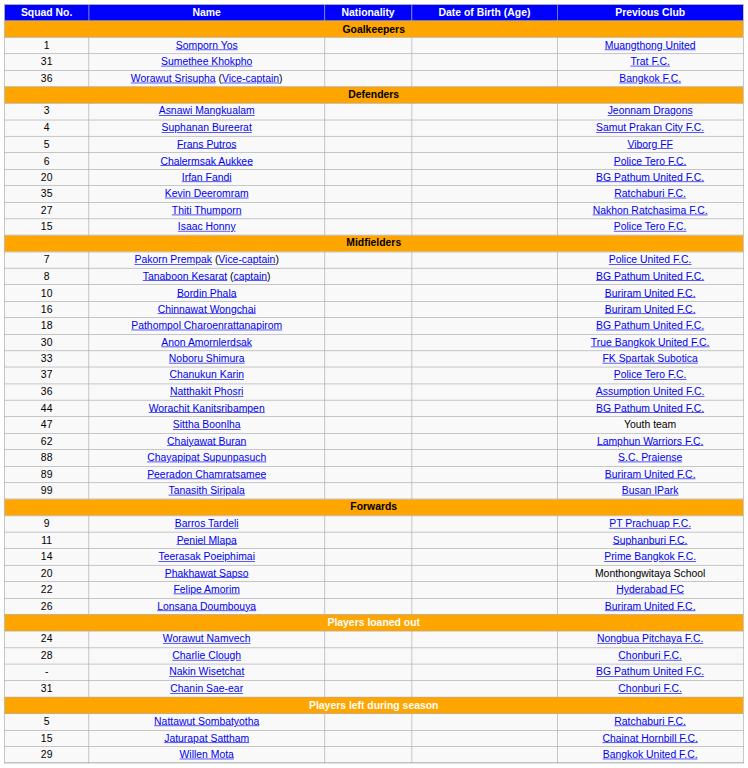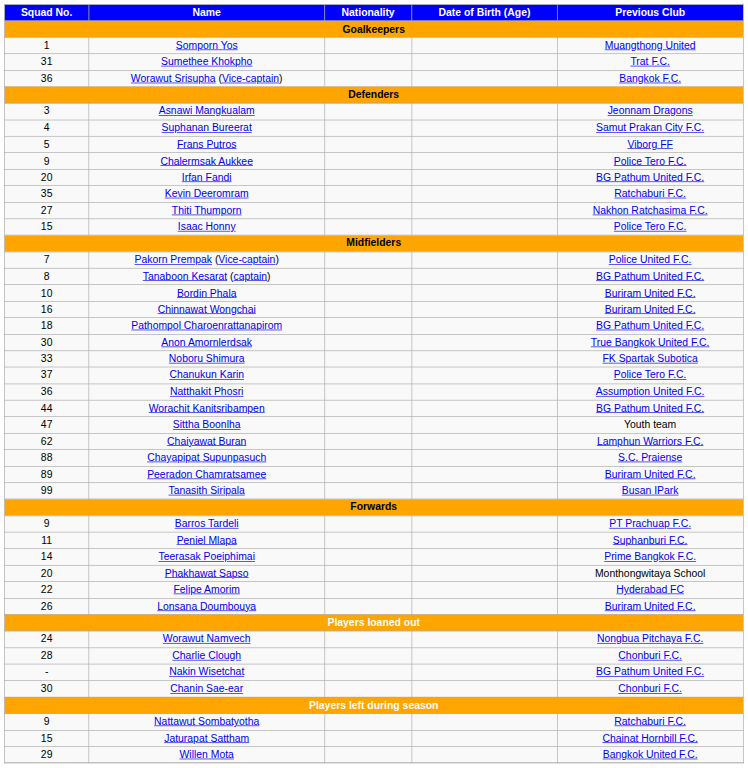(47, 161) 6 -> (47, 161) 9
(47, 688) 31 -> (47, 688) 30
(47, 721) 5 -> (47, 721) 9
